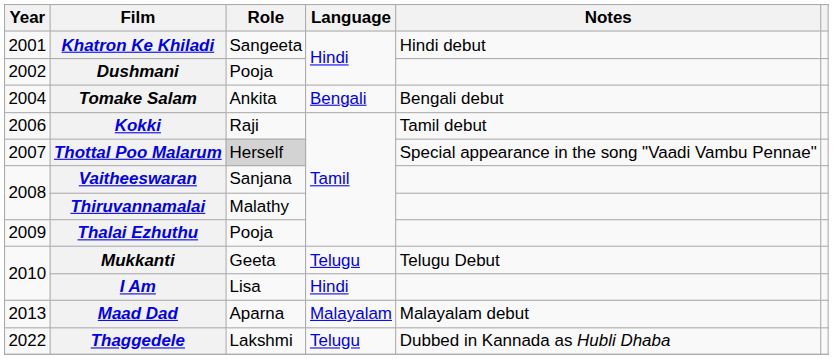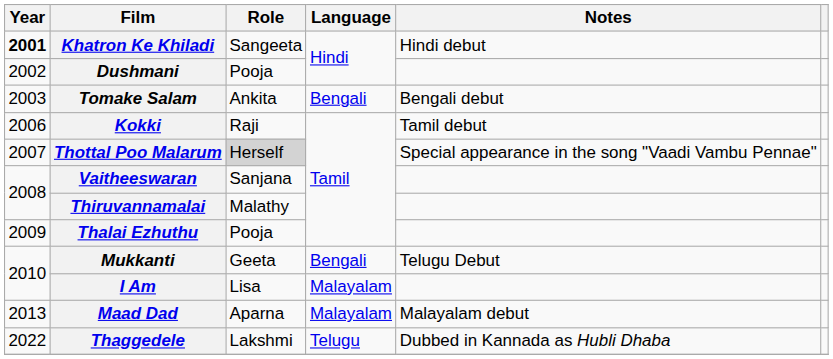(27, 44) normal -> (27, 44) bold
(27, 98) 2004 -> (27, 98) 2003
(335, 260) Telugu -> (338, 260) Bengali
(329, 286) Hindi -> (351, 286) Malayalam
